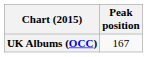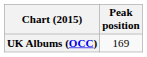(121, 43) 167 -> (121, 43) 169
